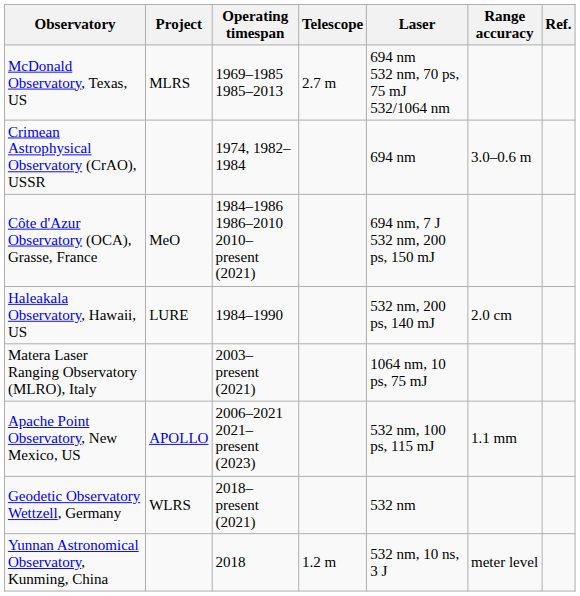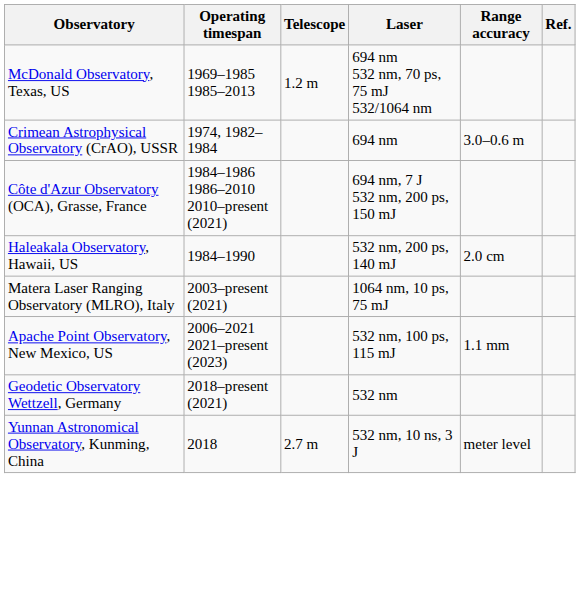- column: (179, 24)
(319, 82) 2.7 m -> (301, 82) 1.2 m
(319, 562) 1.2 m -> (301, 444) 2.7 m
